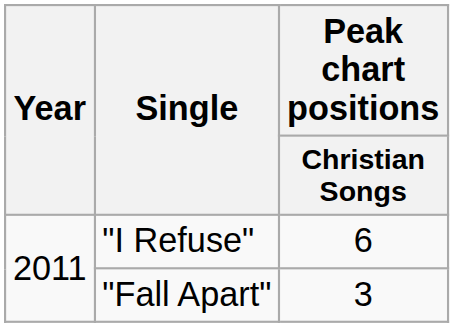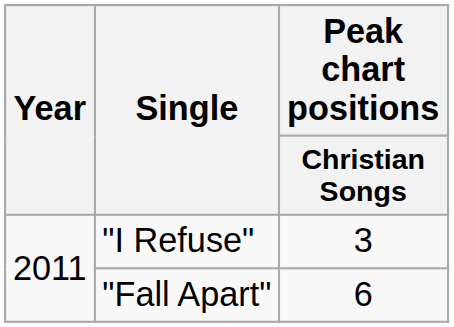(363, 240) 6 -> (363, 240) 3
(363, 295) 3 -> (363, 295) 6
